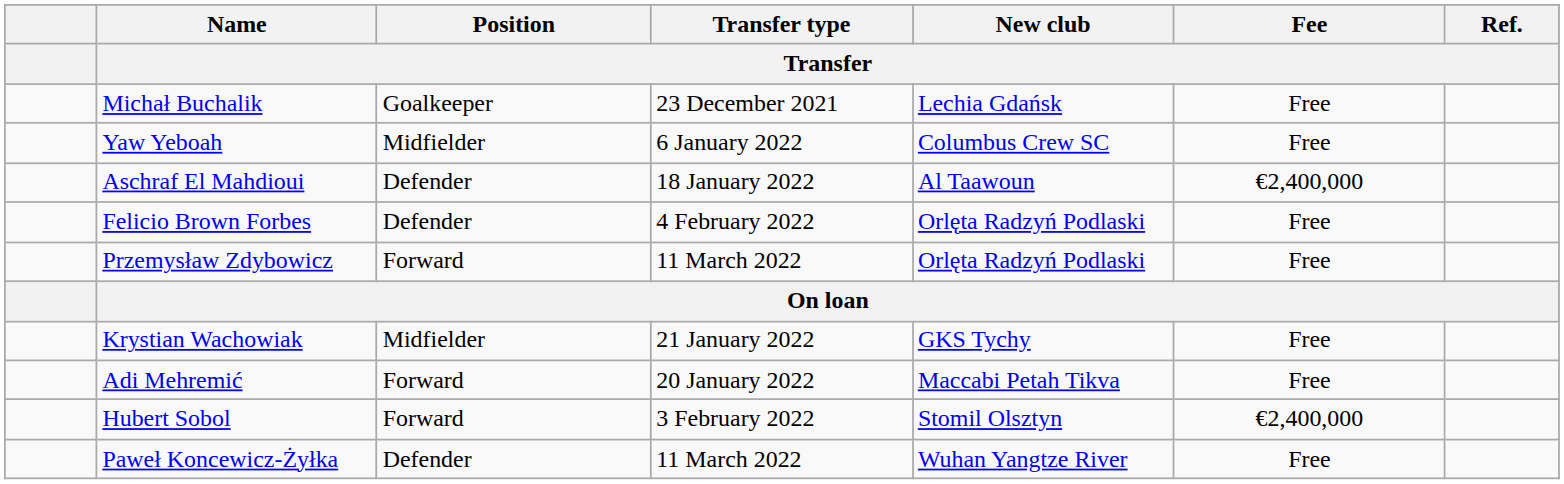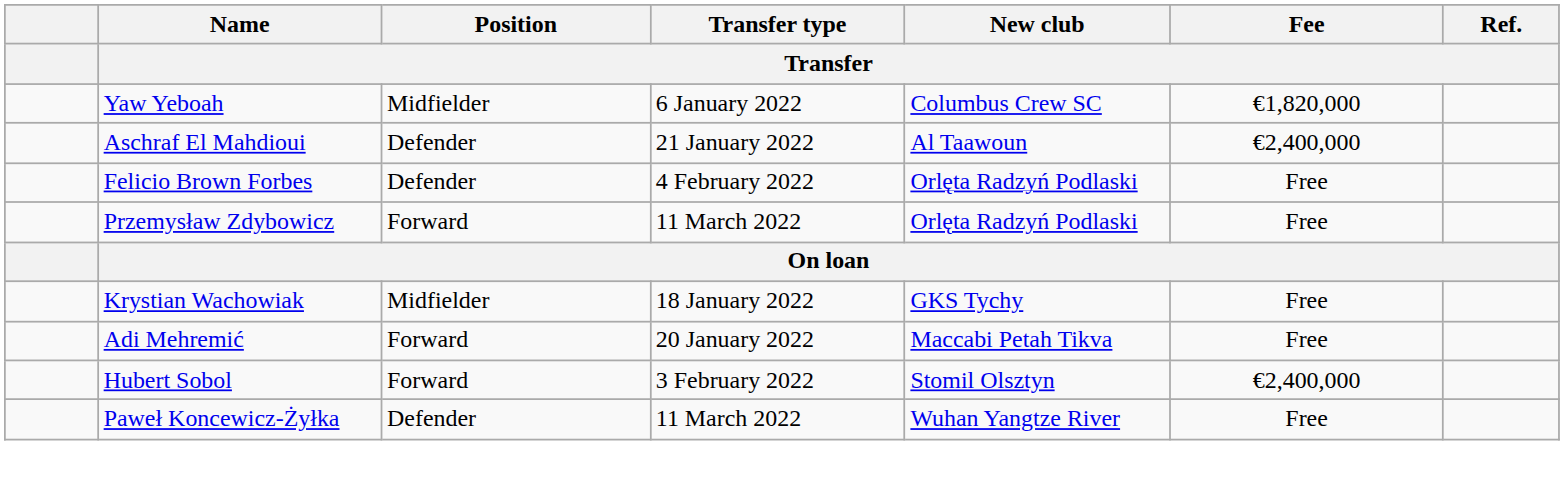- row: (182, 102)
(1309, 142) Free -> (1307, 102) €1,820,000
(735, 181) 18 January 2022 -> (735, 142) 21 January 2022
(735, 339) 21 January 2022 -> (735, 300) 18 January 2022
